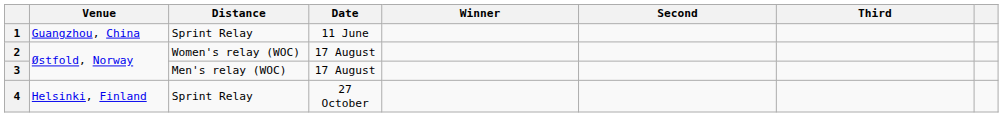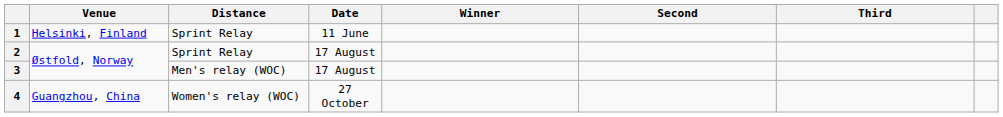(86, 32) Guangzhou, China -> (89, 32) Helsinki, Finland
(236, 51) Women's relay (WOC) -> (212, 51) Sprint Relay
(89, 96) Helsinki, Finland -> (86, 96) Guangzhou, China
(212, 96) Sprint Relay -> (236, 96) Women's relay (WOC)
